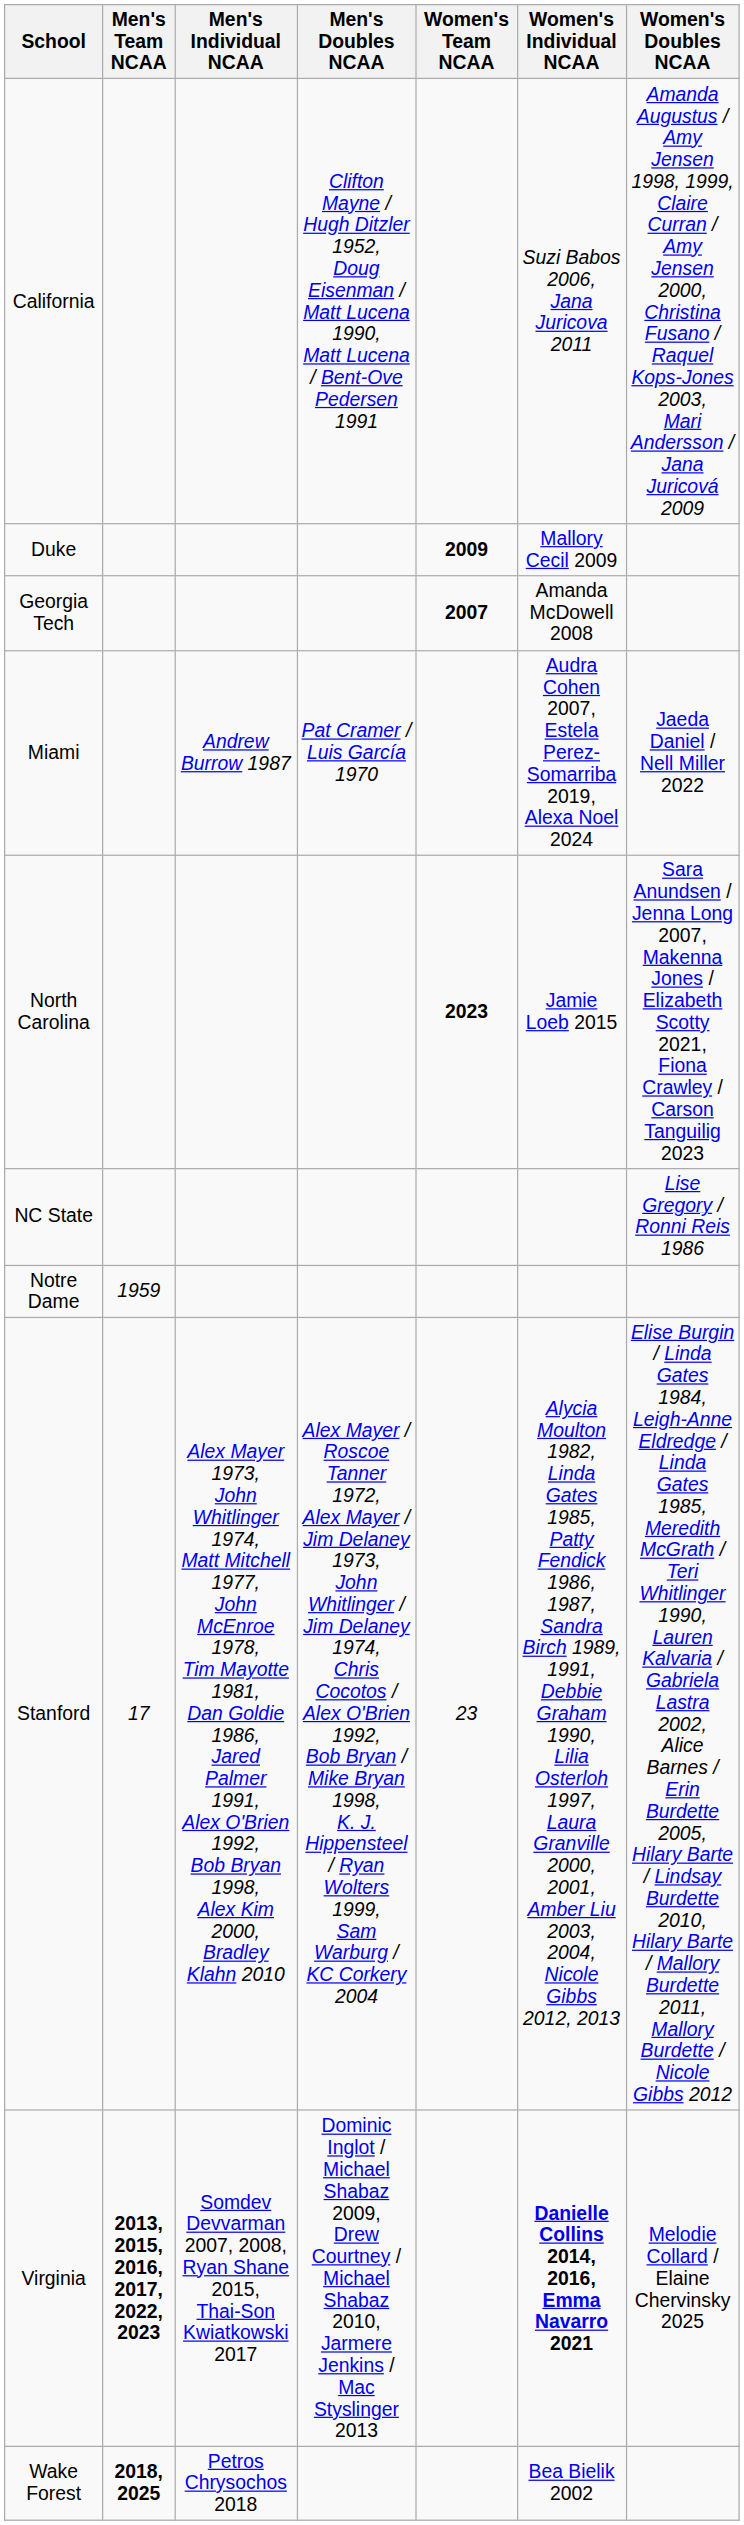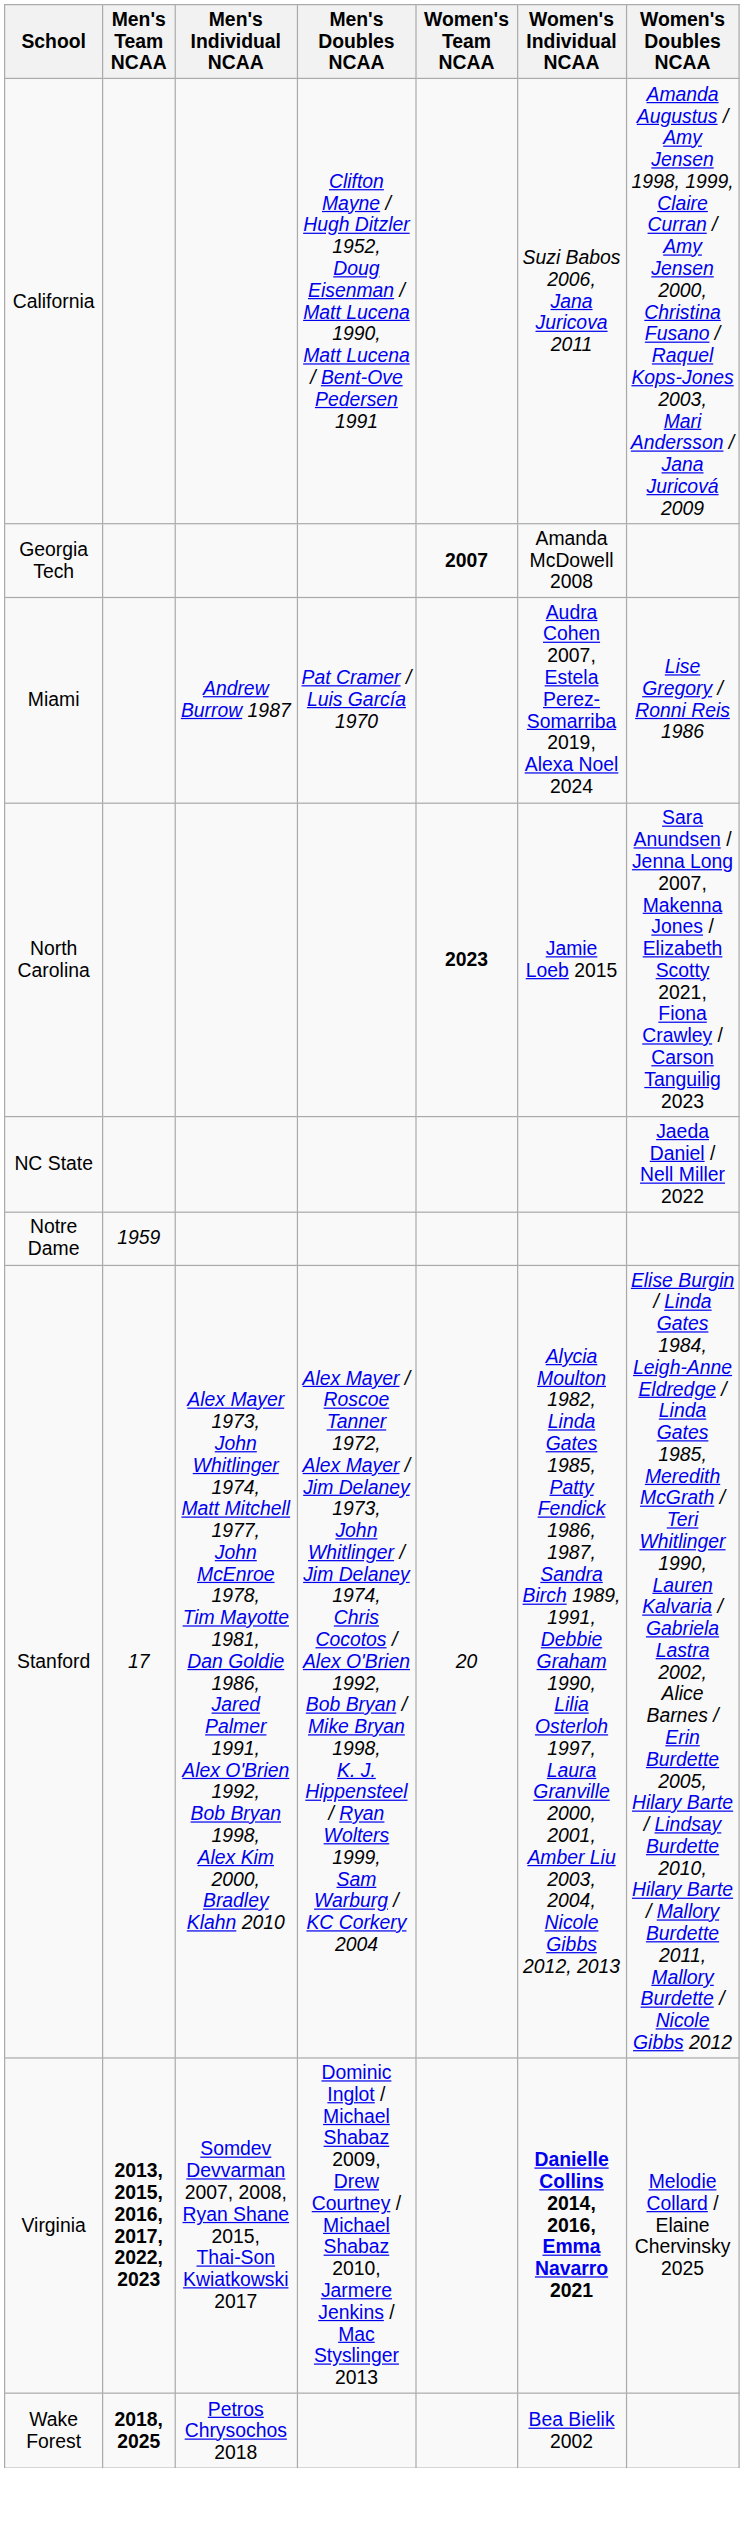- row: (54, 549)
(683, 752) Jaeda Daniel / Nell Miller 2022 -> (683, 700) Lise Gregory / Ronni Reis 1986
(683, 1216) Lise Gregory / Ronni Reis 1986 -> (683, 1164) Jaeda Daniel / Nell Miller 2022
(467, 1713) 23 -> (467, 1661) 20
